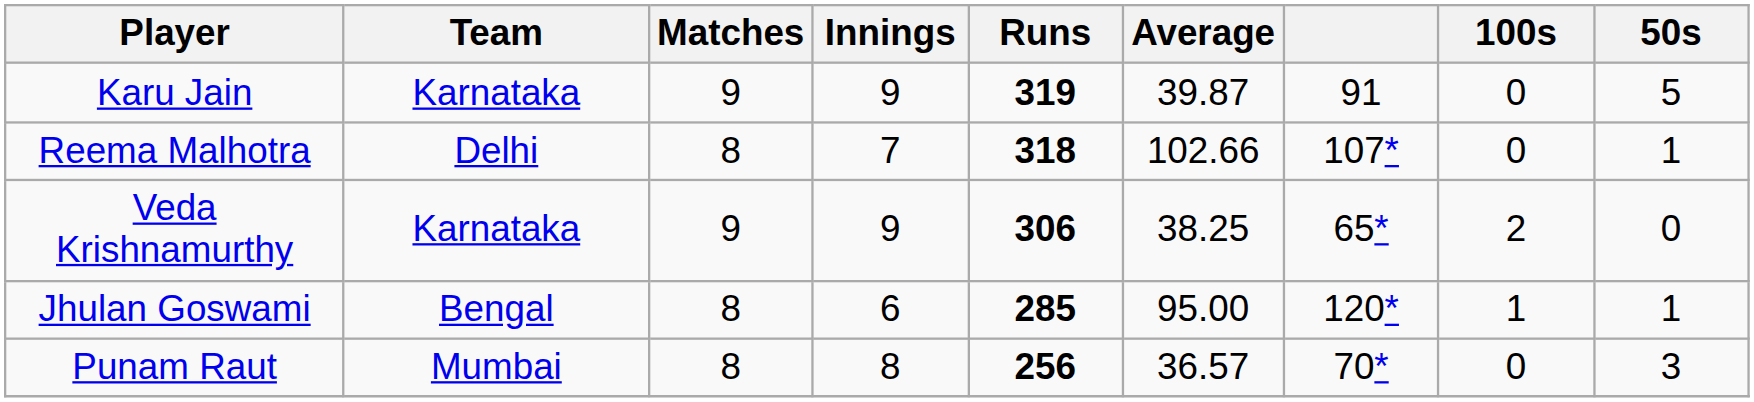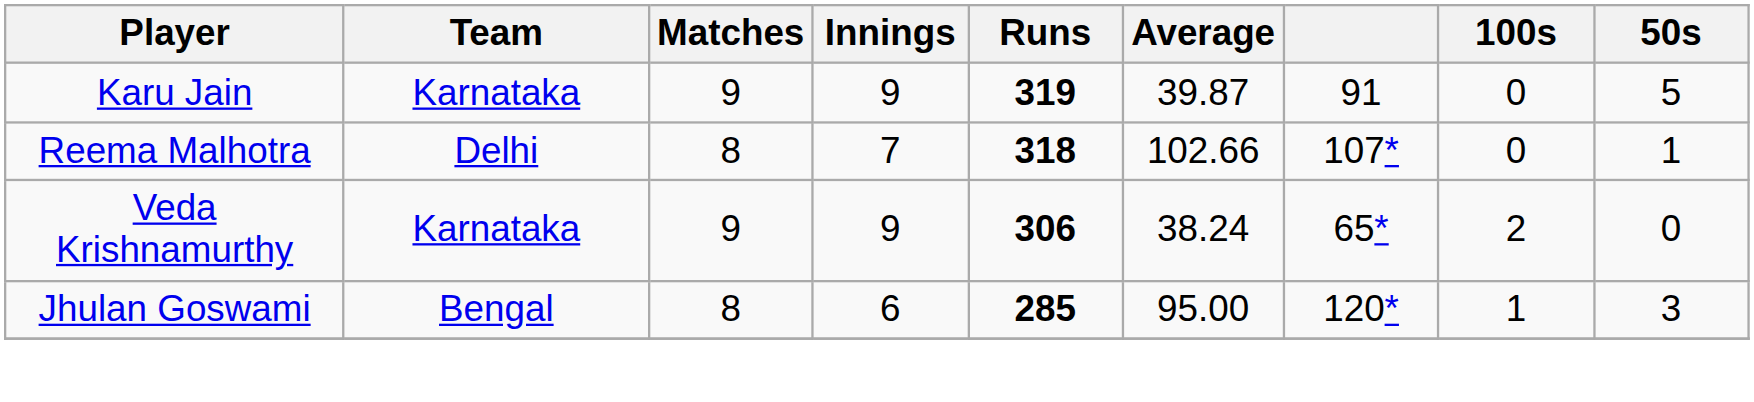(1203, 229) 38.25 -> (1203, 229) 38.24
(1671, 308) 1 -> (1671, 308) 3
- row: (175, 366)
